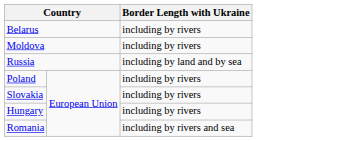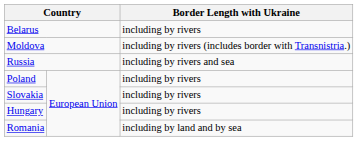(162, 45) including by rivers -> (236, 45) including by rivers (includes border with Transnistria.)
(182, 62) including by land and by sea -> (178, 62) including by rivers and sea
(178, 128) including by rivers and sea -> (182, 128) including by land and by sea
